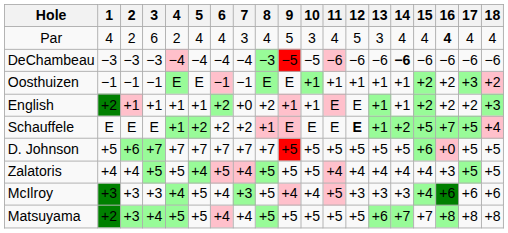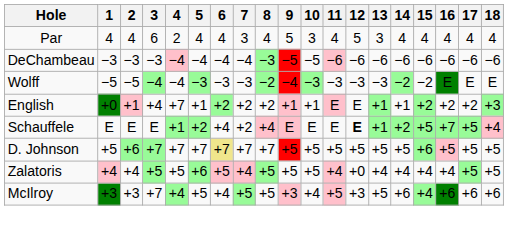(132, 37) 2 -> (132, 37) 4
(447, 37) bold -> (447, 37) normal
(402, 60) bold -> (402, 60) normal
+ row: (23, 82)
- row: (43, 82)
(109, 104) +2 -> (109, 104) +0
(154, 104) +1 -> (154, 104) +4
(177, 104) +1 -> (177, 104) +7
(244, 104) +0 -> (244, 104) +2
(222, 127) +2 -> (222, 127) +4
(267, 127) +1 -> (267, 127) +4
(222, 149) no background -> (222, 149) khaki background
(447, 149) +0 -> (447, 149) +5
(109, 171) no background -> (109, 171) pink background
(199, 171) +4 -> (199, 171) +6
(357, 171) +4 -> (357, 171) +0
(447, 171) +3 -> (447, 171) +4
(154, 194) +3 -> (154, 194) +7
(244, 194) +3 -> (244, 194) +5
(289, 194) +4 -> (289, 194) +3
(380, 194) +3 -> (380, 194) +5
(402, 194) +3 -> (402, 194) +6
- row: (44, 216)
